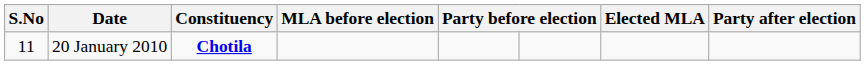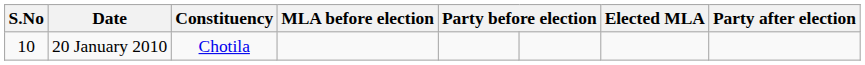(26, 45) 11 -> (26, 45) 10
(224, 45) bold -> (224, 45) normal
